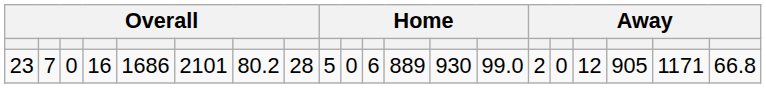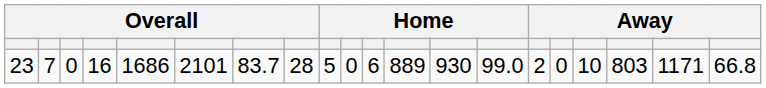(259, 65) 80.2 -> (259, 65) 83.7
(589, 65) 12 -> (589, 65) 10
(629, 65) 905 -> (629, 65) 803
